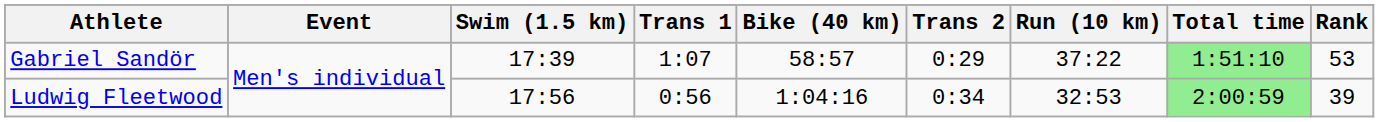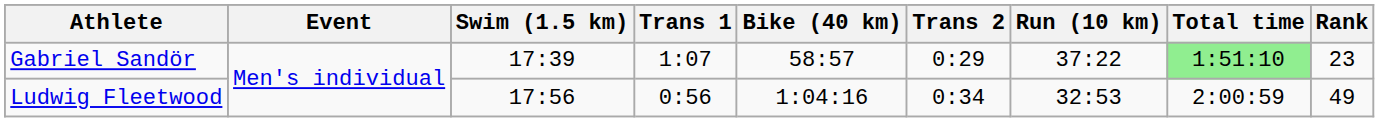(1342, 60) 53 -> (1342, 60) 23
(1238, 98) lightgreen background -> (1238, 98) no background
(1342, 98) 39 -> (1342, 98) 49
